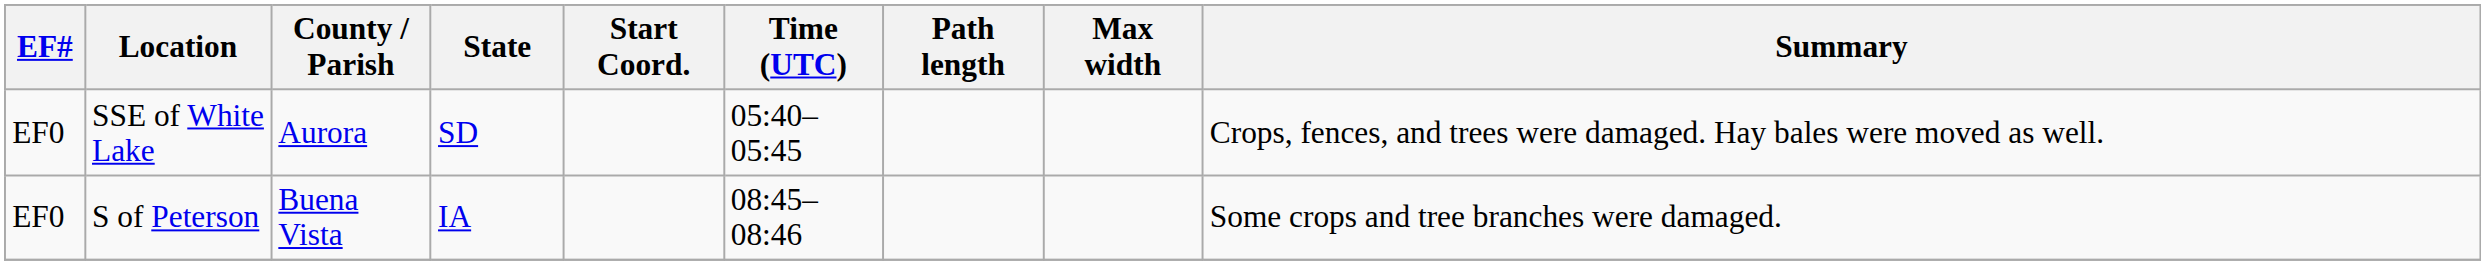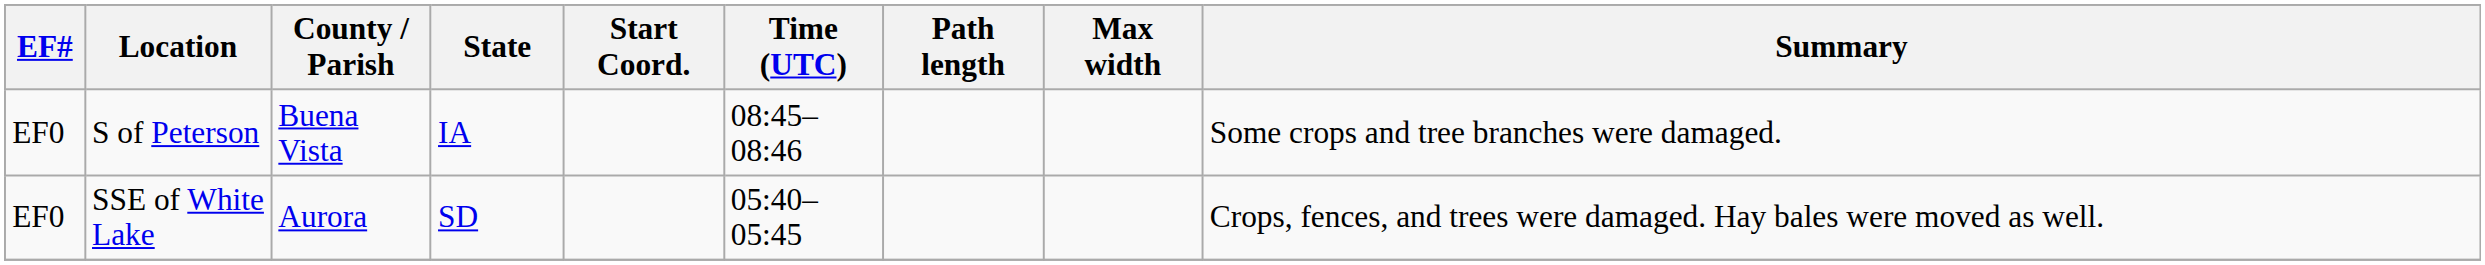rows swapped: (178, 132) <-> (176, 217)
